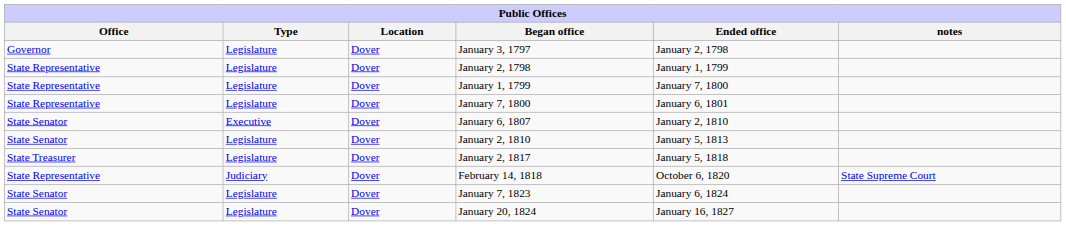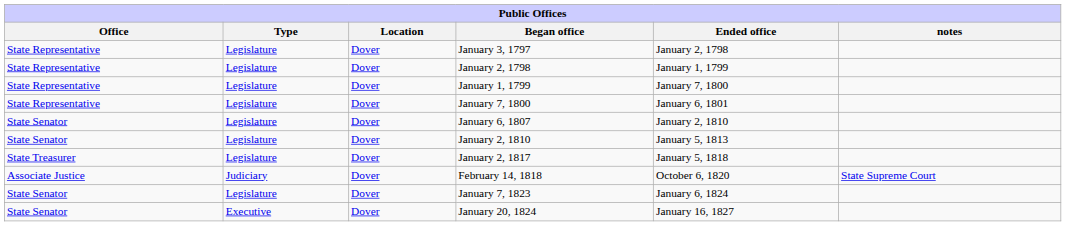(29, 49) Governor -> (54, 49) State Representative
(248, 121) Executive -> (251, 121) Legislature
(54, 175) State Representative -> (46, 175) Associate Justice
(251, 211) Legislature -> (248, 211) Executive
